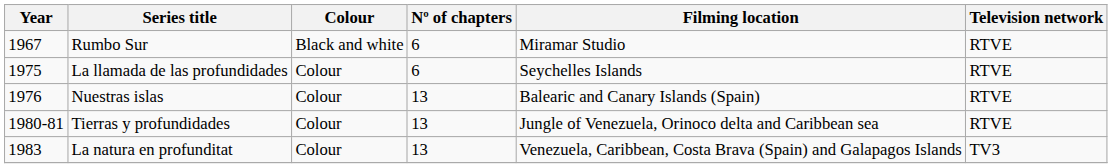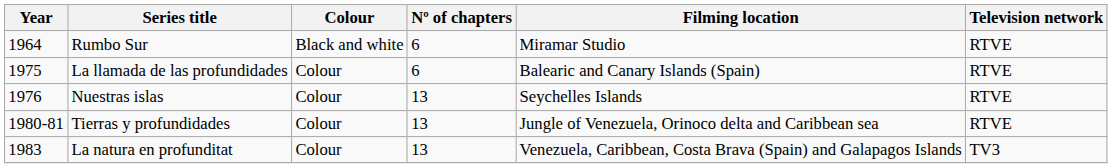(25, 44) 1967 -> (25, 44) 1964
(581, 70) Seychelles Islands -> (640, 70) Balearic and Canary Islands (Spain)
(640, 96) Balearic and Canary Islands (Spain) -> (581, 96) Seychelles Islands
